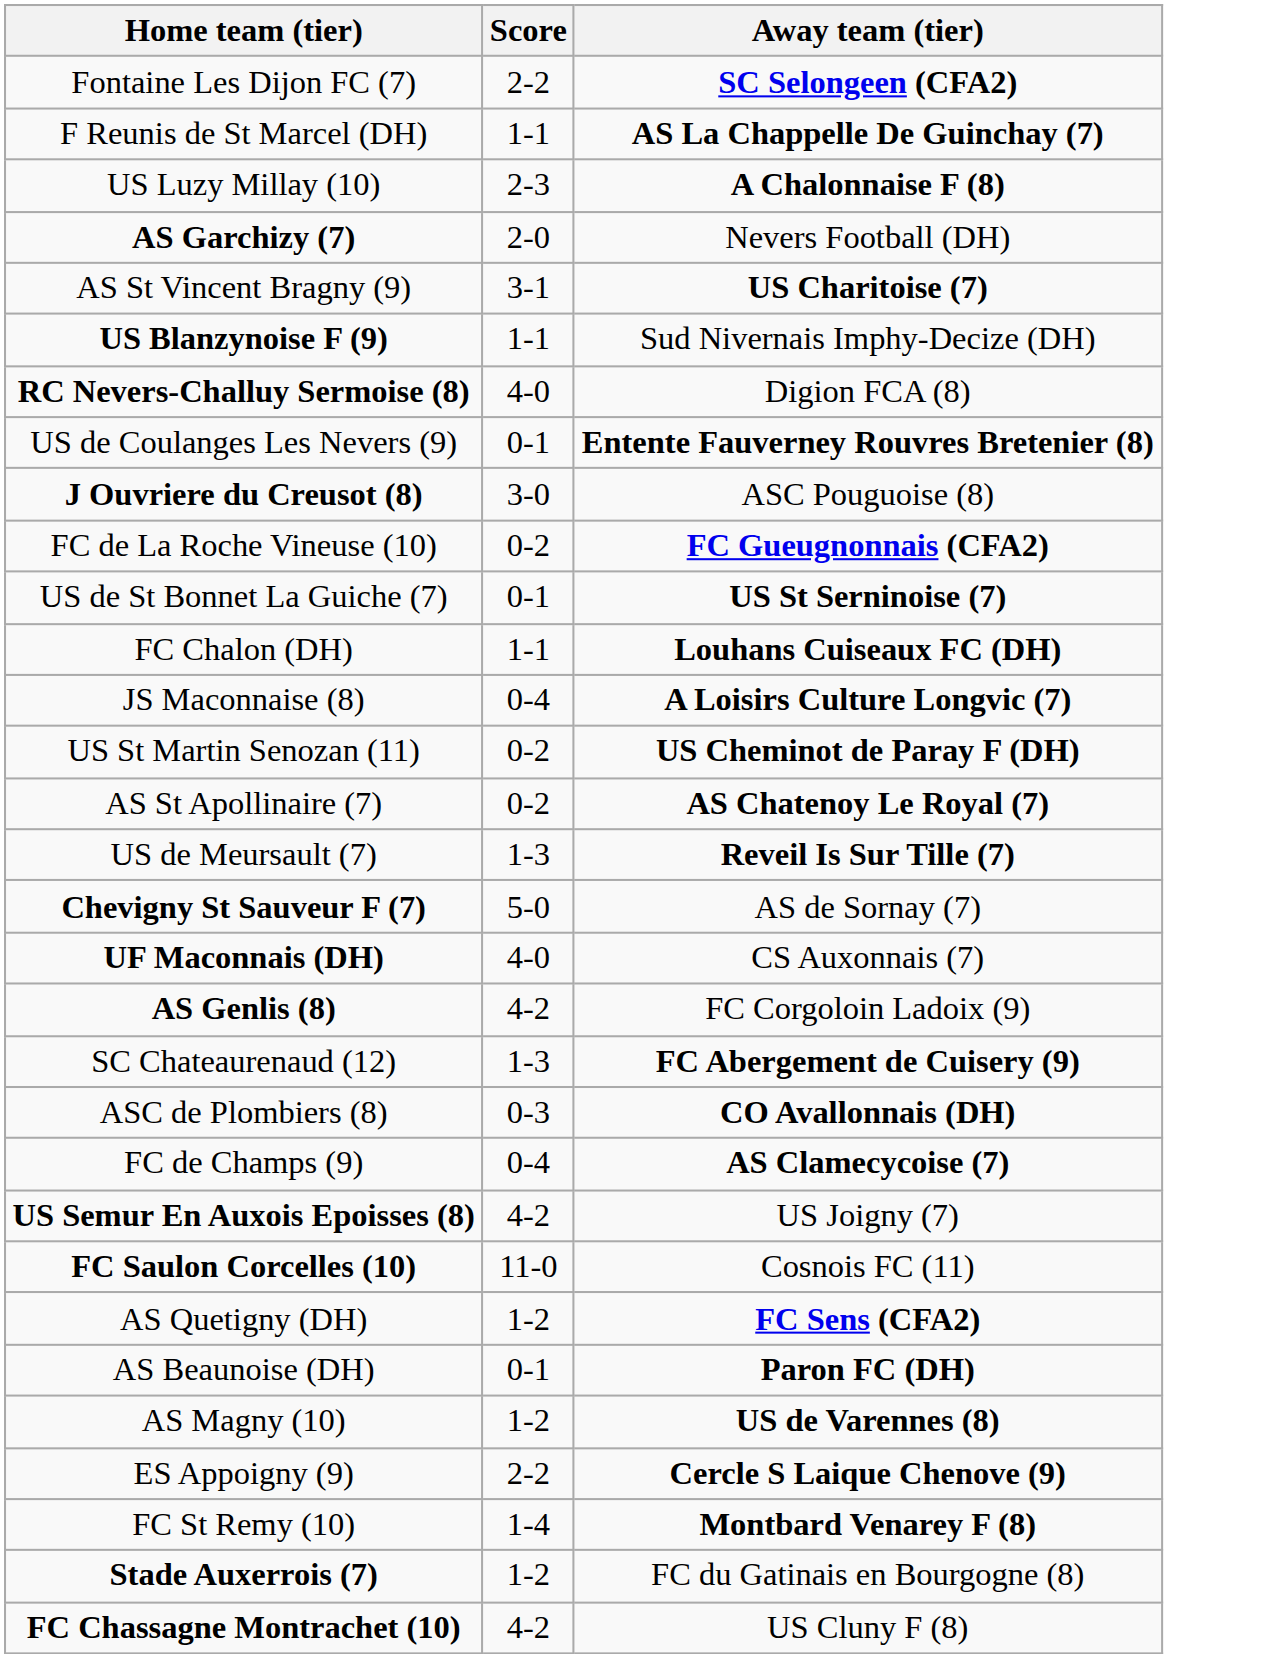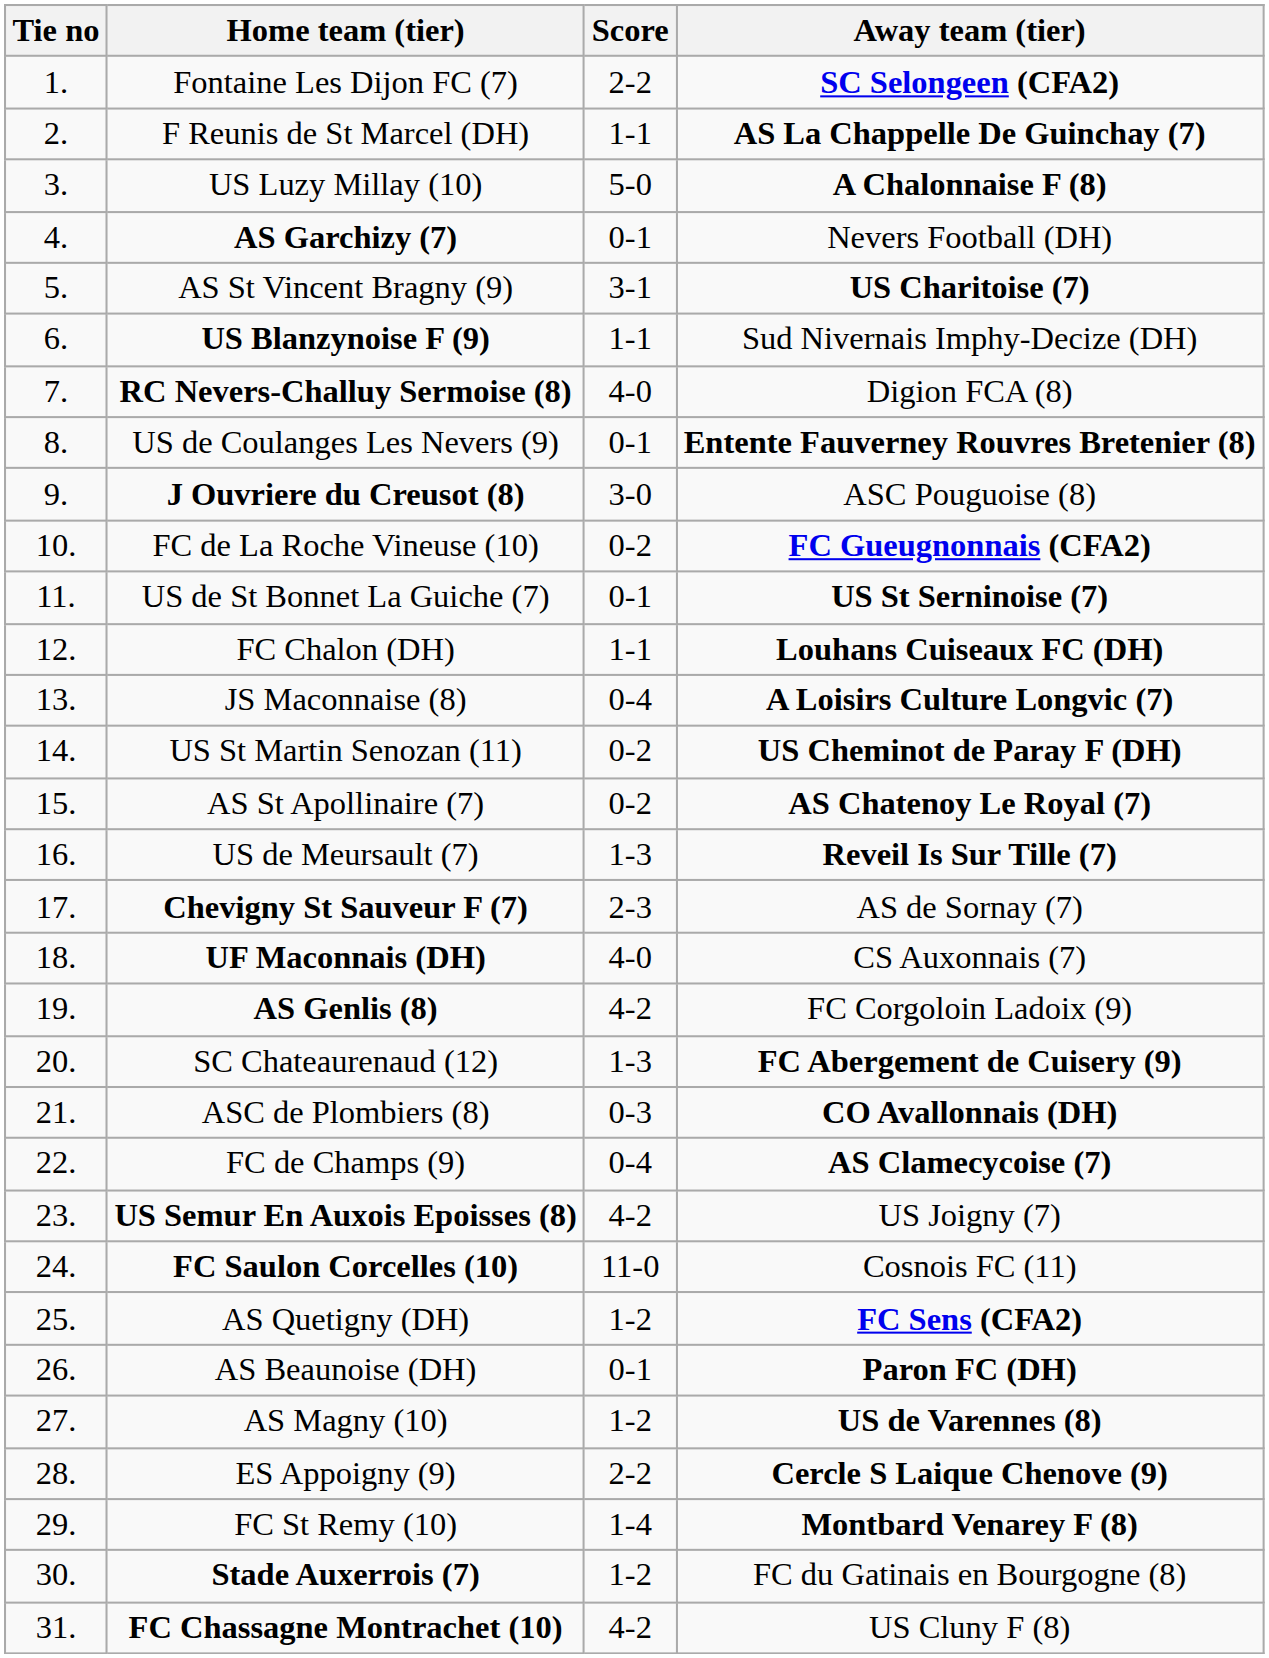+ column: (56, 30)
(528, 184) 2-3 -> (630, 184) 5-0
(528, 236) 2-0 -> (630, 236) 0-1
(528, 905) 5-0 -> (630, 905) 2-3
